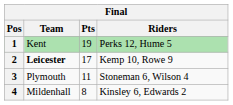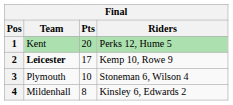(86, 44) 19 -> (86, 44) 20
(86, 76) 11 -> (86, 76) 10
